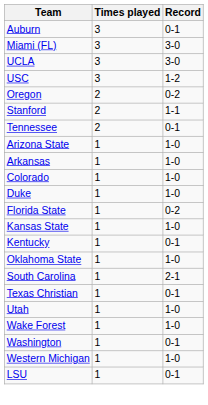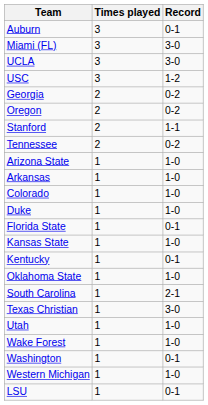+ row: (25, 95)
(173, 128) 0-1 -> (173, 144) 0-2
(173, 210) 0-2 -> (173, 227) 0-1
(173, 293) 0-1 -> (173, 309) 3-0
